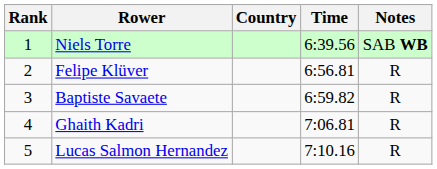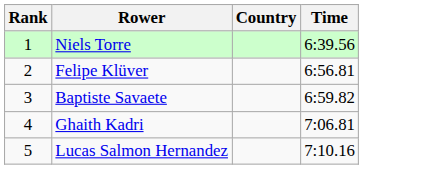- column: (395, 17)
